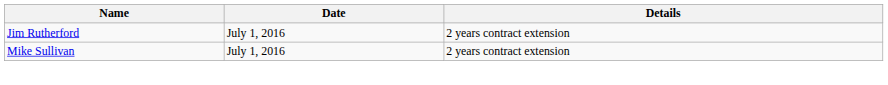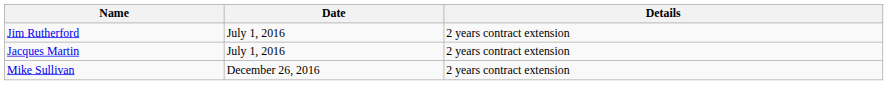+ row: (43, 51)
(256, 51) July 1, 2016 -> (273, 70) December 26, 2016
